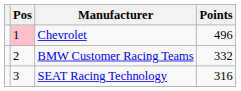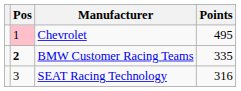(223, 35) 496 -> (223, 35) 495
(16, 56) normal -> (16, 56) bold
(223, 56) 332 -> (223, 56) 335
